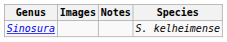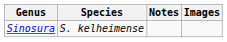columns swapped: (178, 13) <-> (78, 13)
